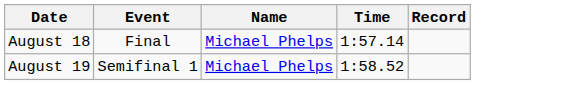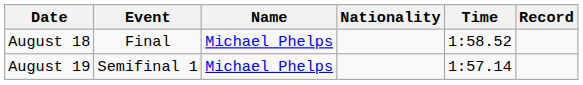+ column: (390, 17)
(372, 42) 1:57.14 -> (480, 42) 1:58.52
(372, 67) 1:58.52 -> (480, 67) 1:57.14
